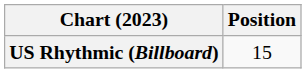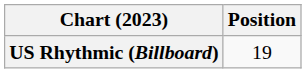(262, 51) 15 -> (262, 51) 19
